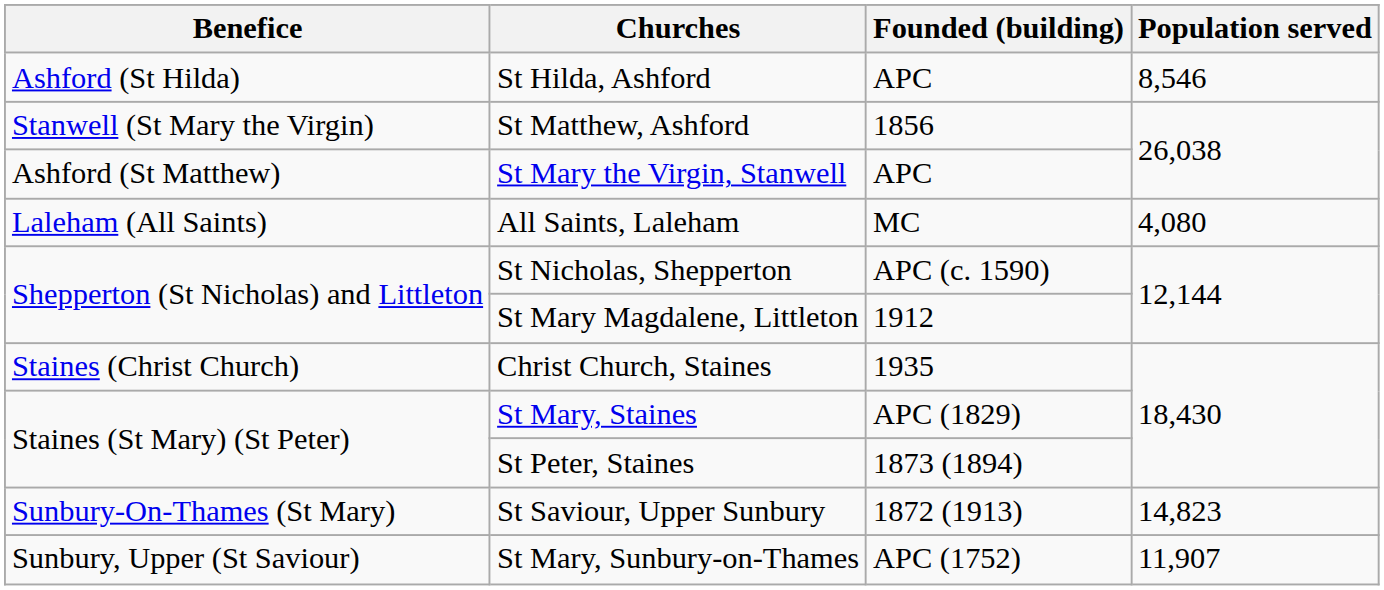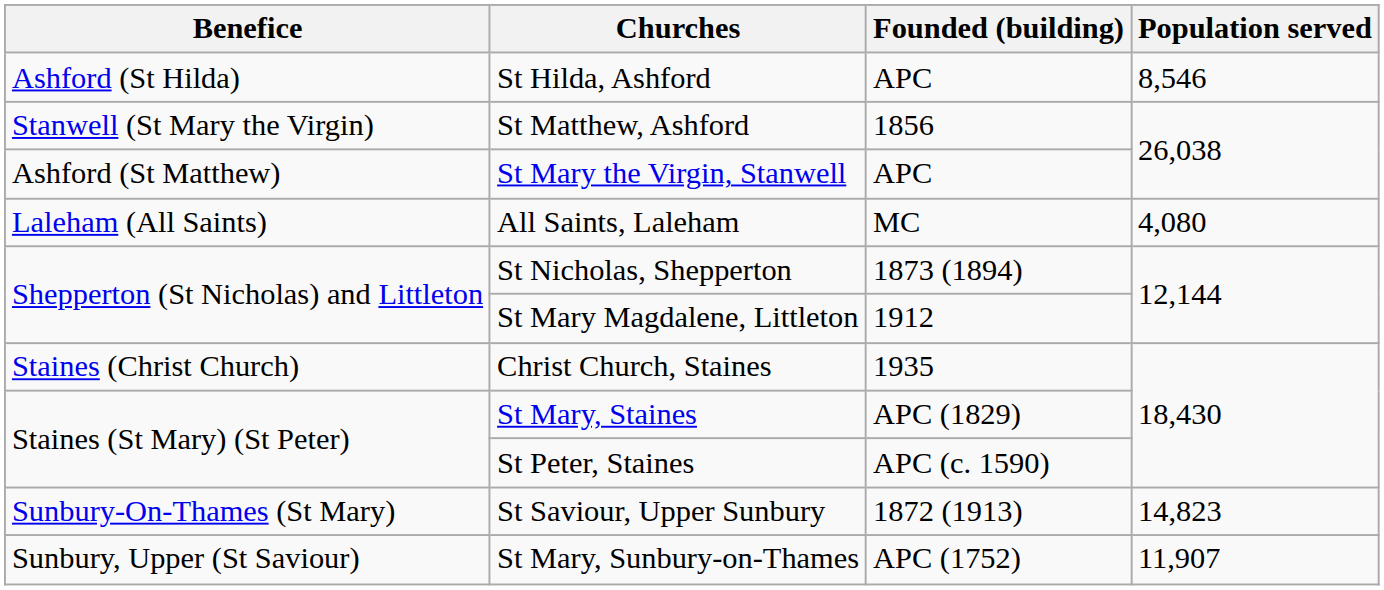(961, 269) APC (c. 1590) -> (948, 269) 1873 (1894)
(948, 462) 1873 (1894) -> (961, 462) APC (c. 1590)
